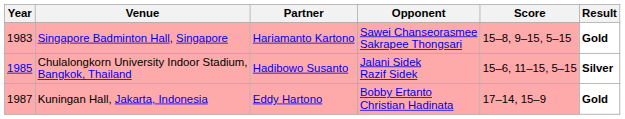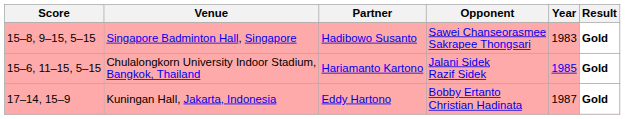columns swapped: (20, 14) <-> (530, 14)
(304, 38) Hariamanto Kartono -> (369, 38) Hadibowo Susanto
(301, 69) Hadibowo Susanto -> (372, 69) Hariamanto Kartono
(598, 69) Silver -> (595, 69) Gold
